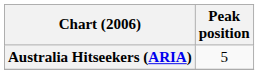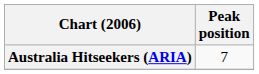(224, 57) 5 -> (224, 57) 7
